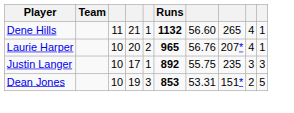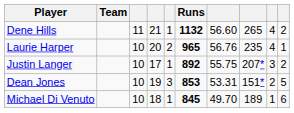(262, 30) 1 -> (283, 30) 2
(232, 47) 207* -> (253, 47) 235
(232, 64) 235 -> (253, 64) 207*
(262, 64) 3 -> (283, 64) 2
+ row: (51, 99)
